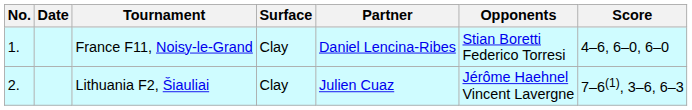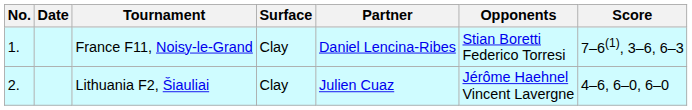(625, 46) 4–6, 6–0, 6–0 -> (632, 46) 7–6(1), 3–6, 6–3
(632, 85) 7–6(1), 3–6, 6–3 -> (625, 85) 4–6, 6–0, 6–0
